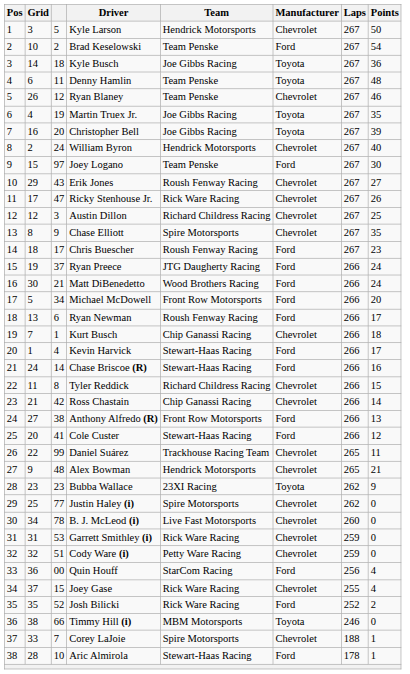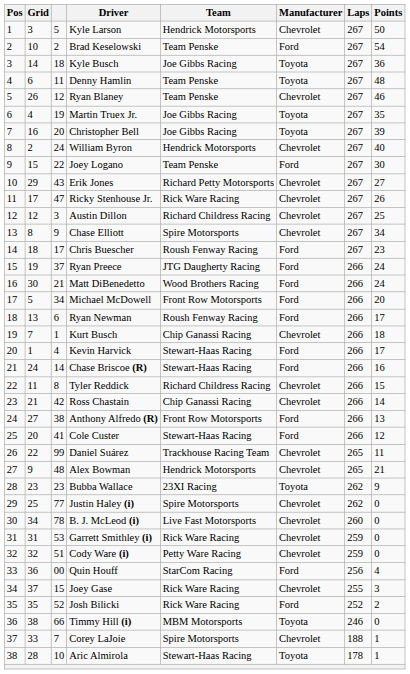(59, 164) 97 -> (59, 164) 22
(210, 181) Roush Fenway Racing -> (218, 181) Richard Petty Motorsports
(376, 232) 35 -> (379, 232) 34
(373, 587) 4 -> (377, 587) 3
(285, 655) Ford -> (293, 655) Toyota
